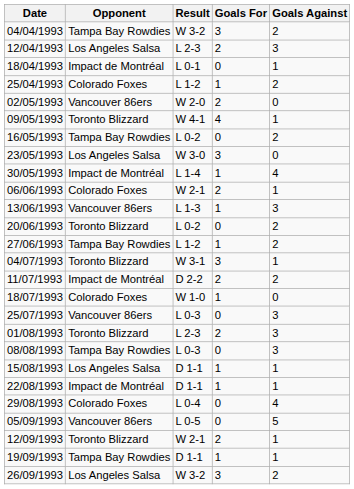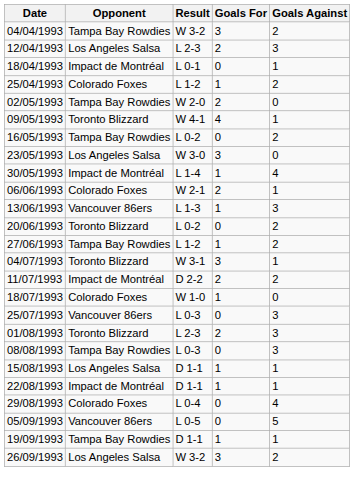(110, 102) Vancouver 86ers -> (119, 102) Tampa Bay Rowdies
- row: (35, 439)
